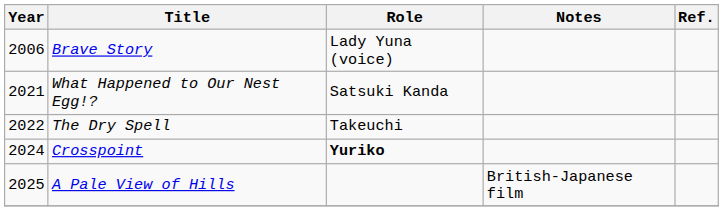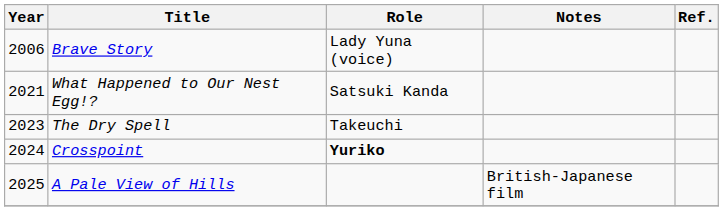(26, 126) 2022 -> (26, 126) 2023
